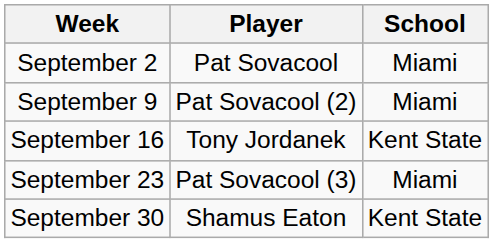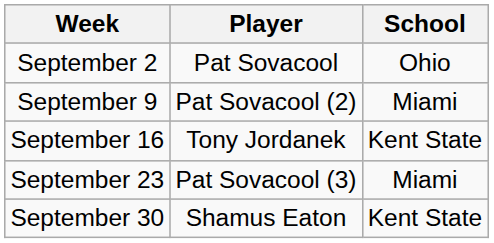(425, 62) Miami -> (425, 62) Ohio
